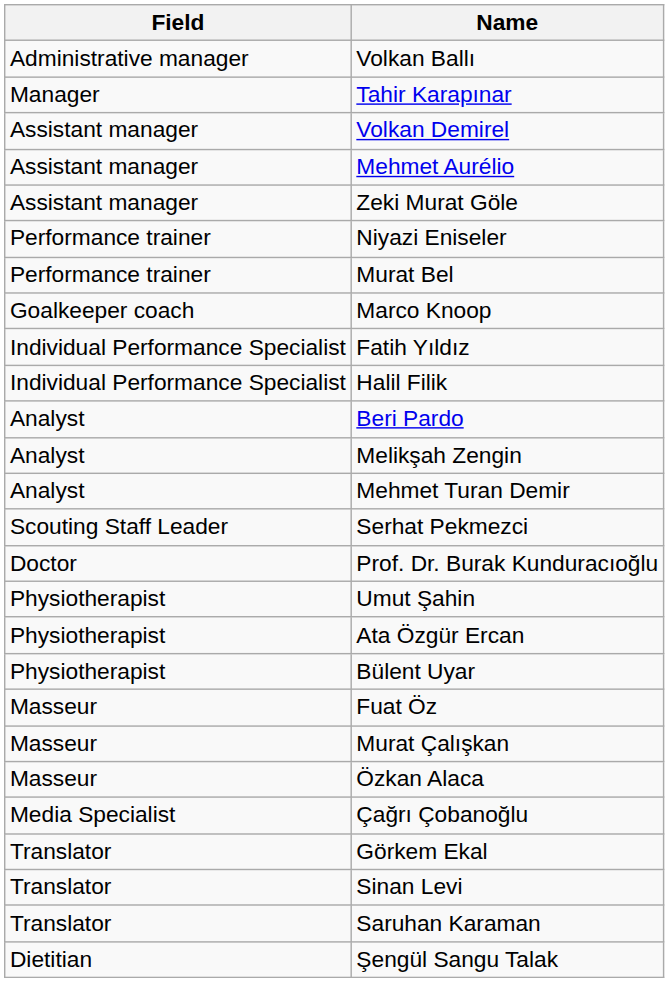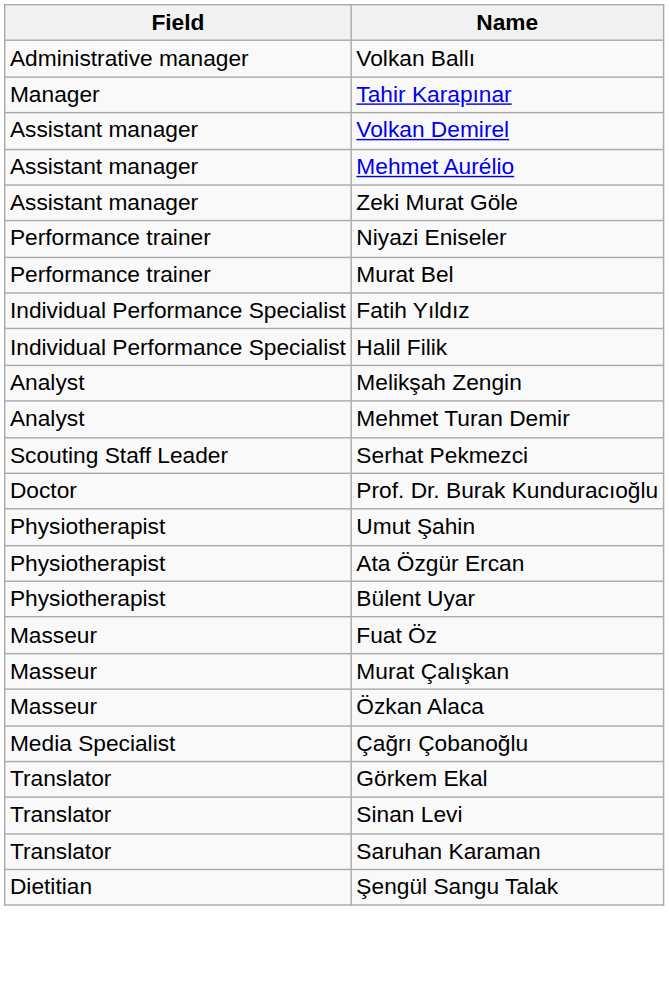- row: (424, 310)
- row: (410, 418)
